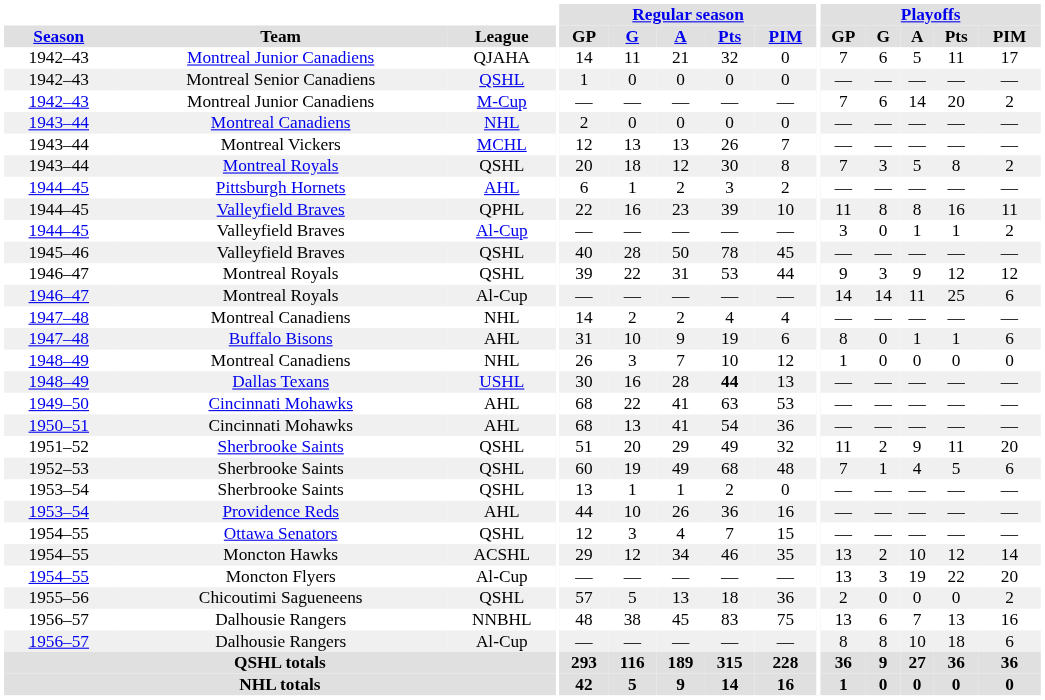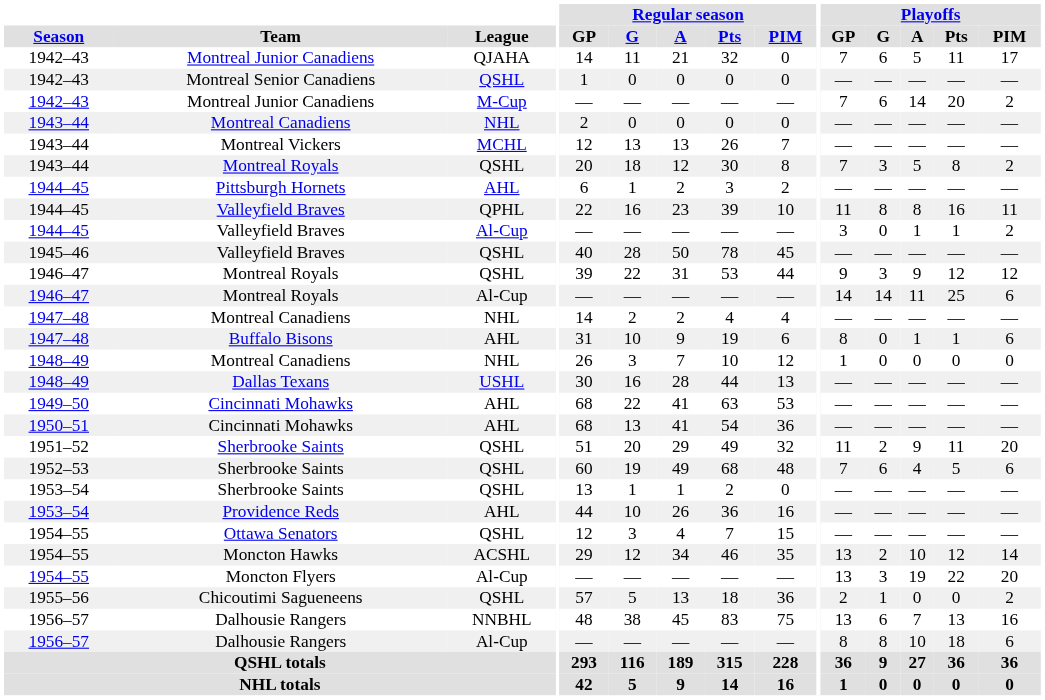(730, 381) bold -> (730, 381) normal
(883, 468) 1 -> (883, 468) 6
(883, 597) 0 -> (883, 597) 1
